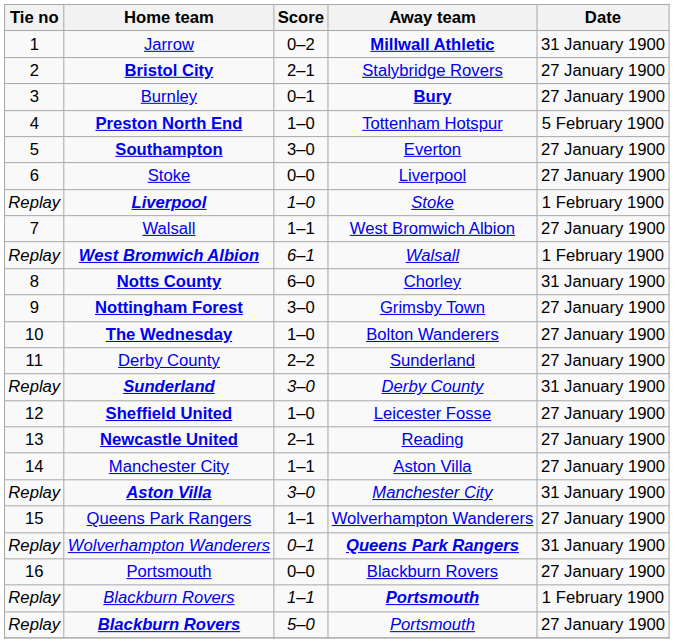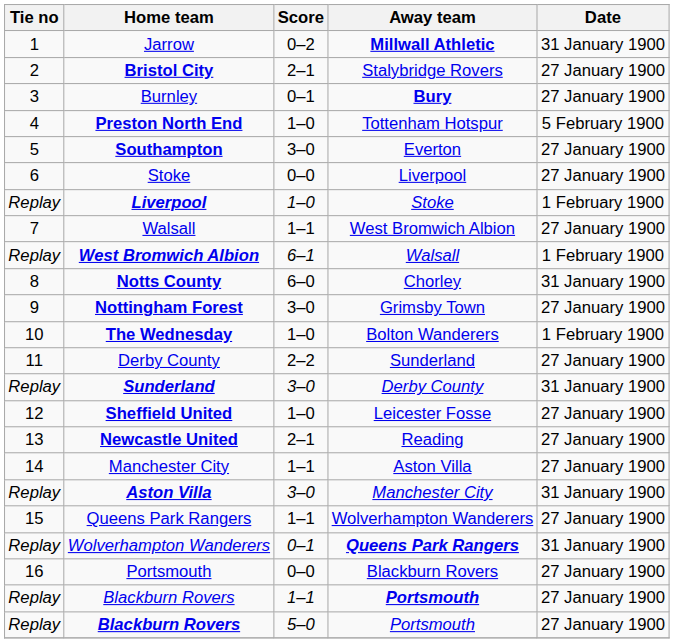(603, 334) 27 January 1900 -> (603, 334) 1 February 1900
(603, 598) 1 February 1900 -> (603, 598) 27 January 1900
